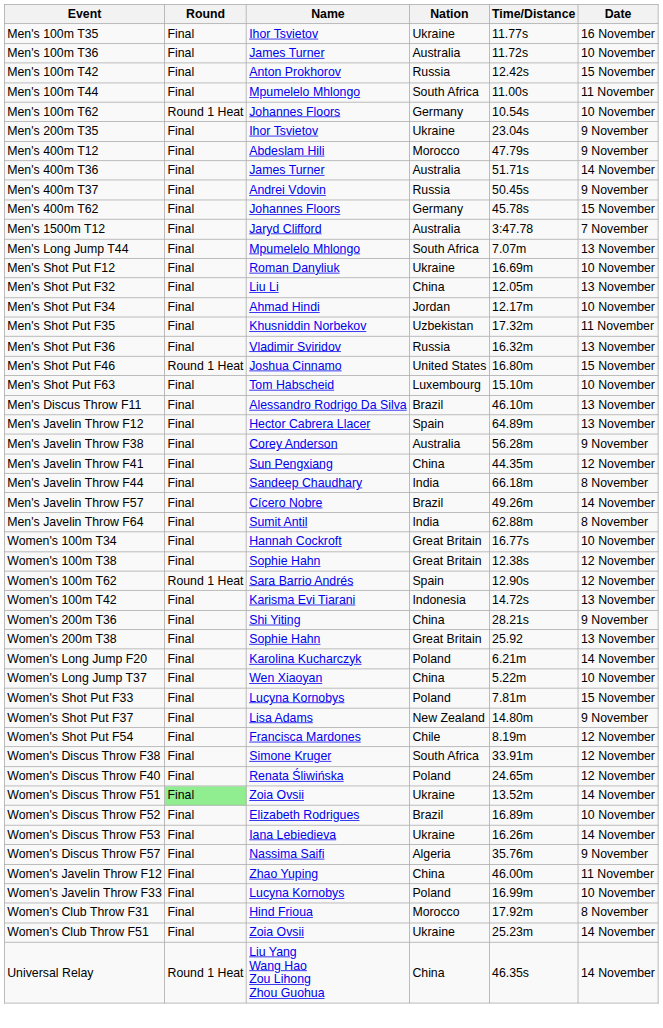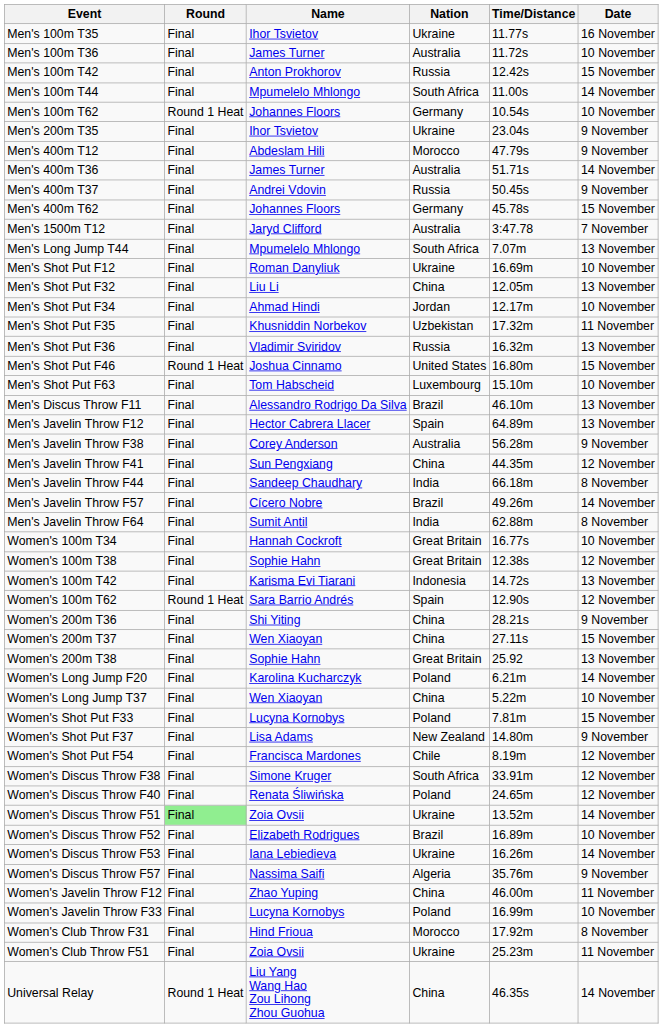(618, 92) 11 November -> (618, 92) 14 November
rows swapped: (62, 600) <-> (62, 580)
+ row: (62, 639)
(618, 932) 14 November -> (618, 952) 11 November
